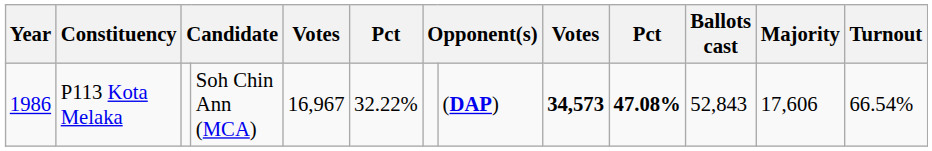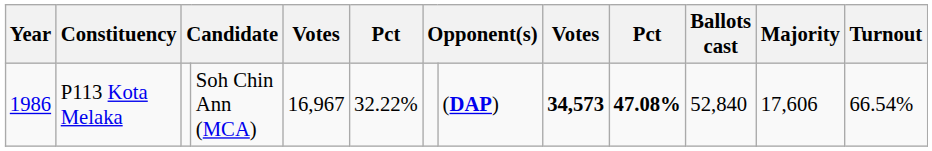(719, 104) 52,843 -> (719, 104) 52,840
